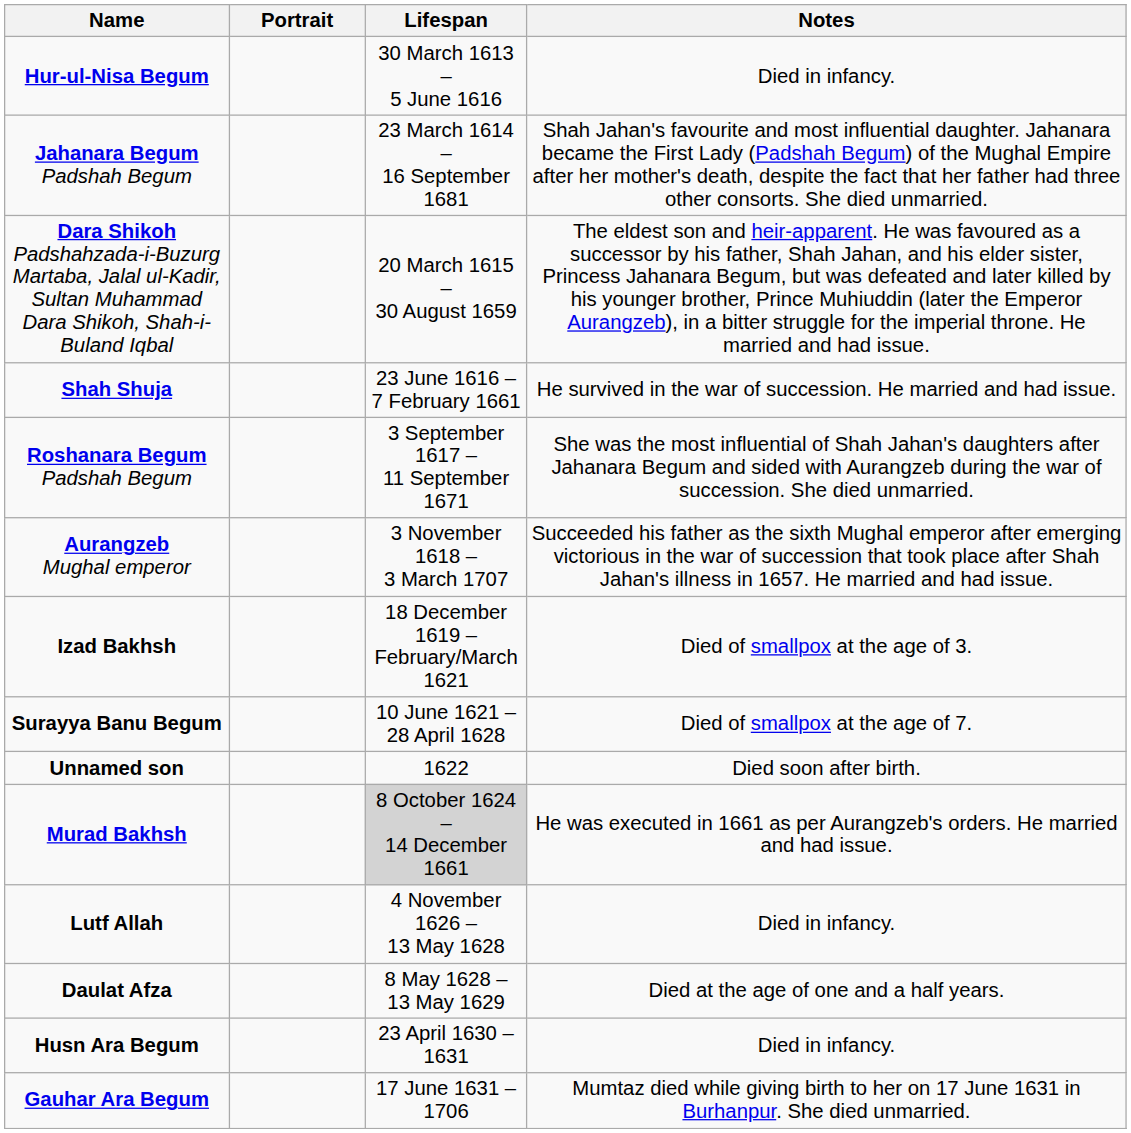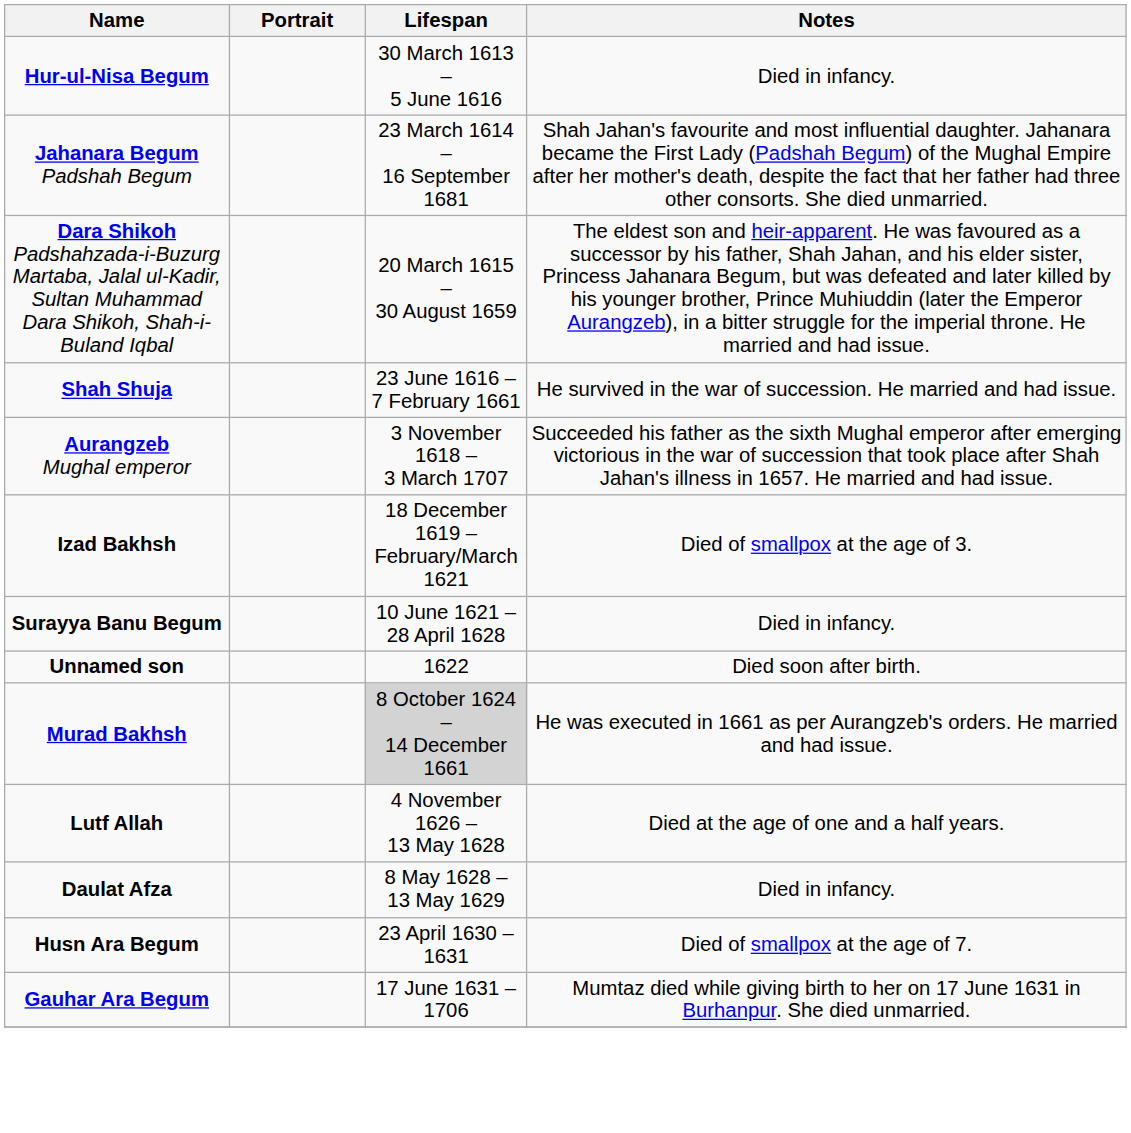- row: (117, 467)
(826, 724) Died of smallpox at the age of 7. -> (826, 623) Died in infancy.
(826, 923) Died in infancy. -> (826, 822) Died at the age of one and a half years.
(826, 990) Died at the age of one and a half years. -> (826, 889) Died in infancy.
(826, 1045) Died in infancy. -> (826, 944) Died of smallpox at the age of 7.
